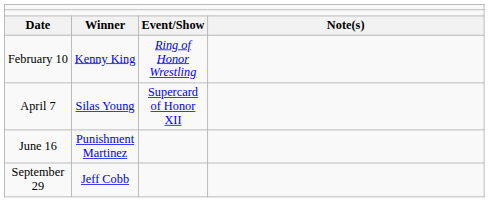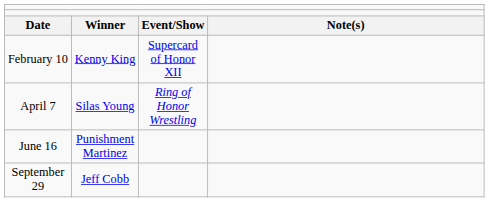(173, 59) Ring of Honor Wrestling -> (173, 59) Supercard of Honor XII
(173, 106) Supercard of Honor XII -> (173, 106) Ring of Honor Wrestling
